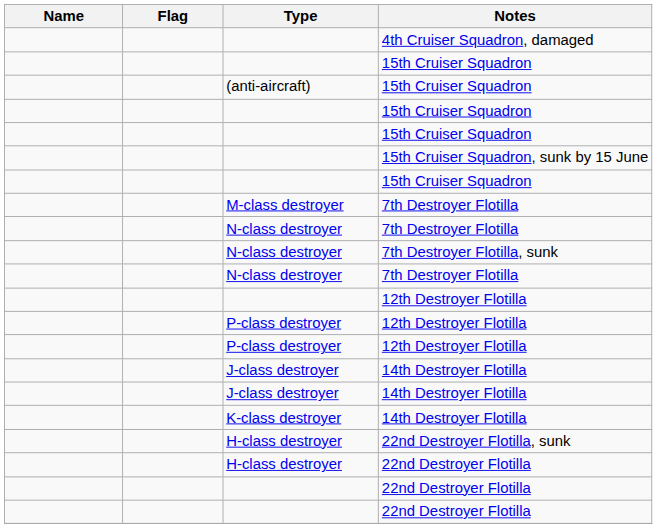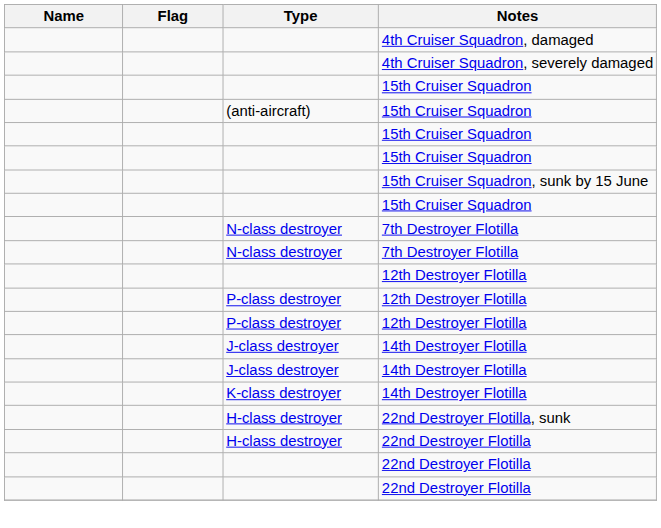+ row: (301, 63)
- row: (285, 205)
- row: (284, 252)
